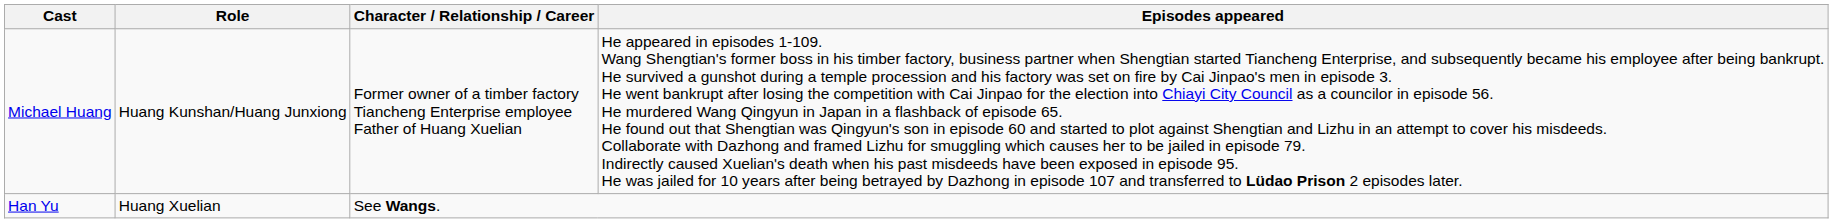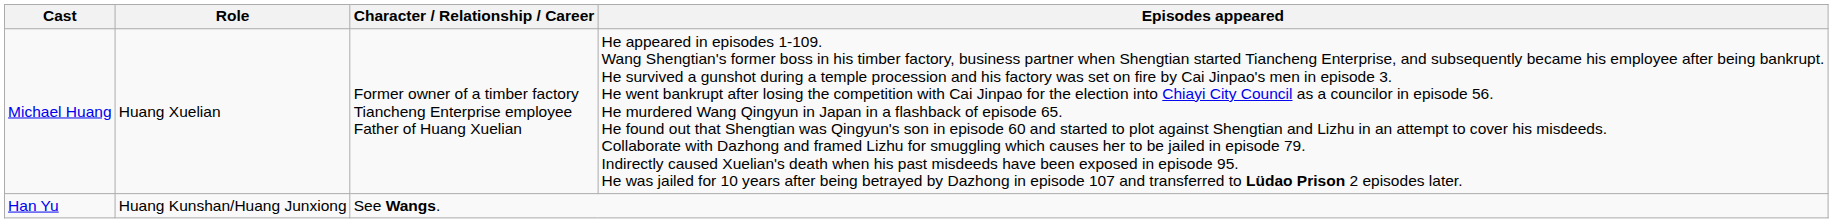(233, 111) Huang Kunshan/Huang Junxiong -> (170, 111) Huang Xuelian
(170, 205) Huang Xuelian -> (233, 205) Huang Kunshan/Huang Junxiong
